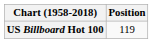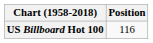(127, 30) 119 -> (127, 30) 116
